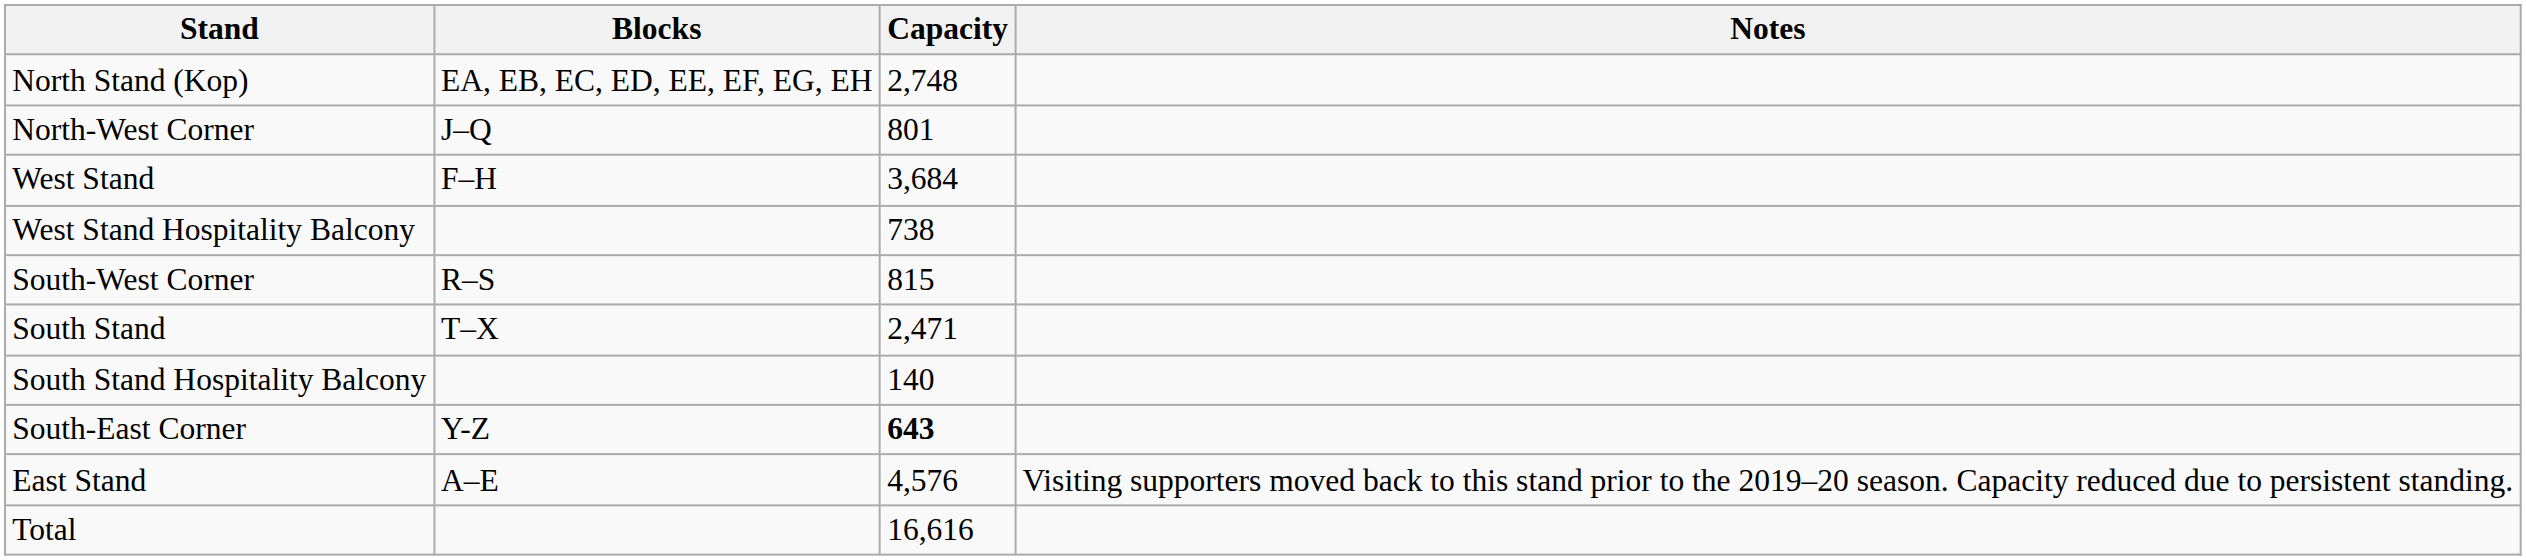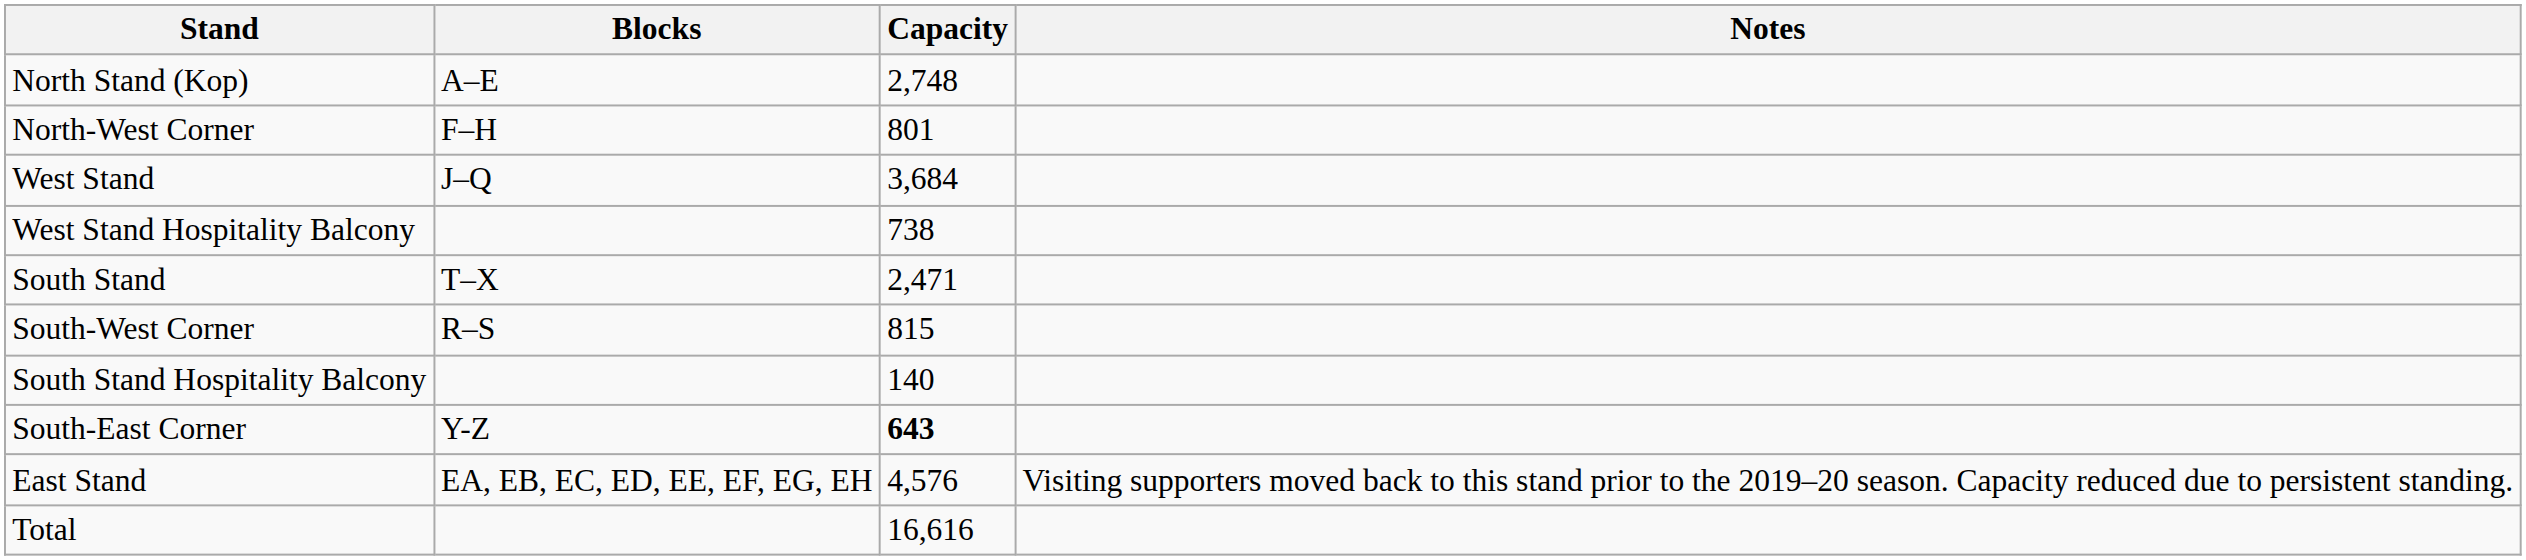(657, 79) EA, EB, EC, ED, EE, EF, EG, EH -> (470, 79) A–E
(466, 129) J–Q -> (469, 129) F–H
(469, 179) F–H -> (466, 179) J–Q
rows swapped: (133, 279) <-> (89, 329)
(470, 479) A–E -> (657, 479) EA, EB, EC, ED, EE, EF, EG, EH
